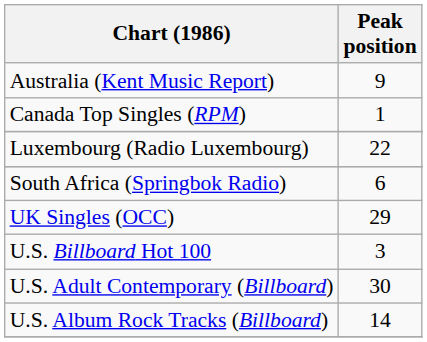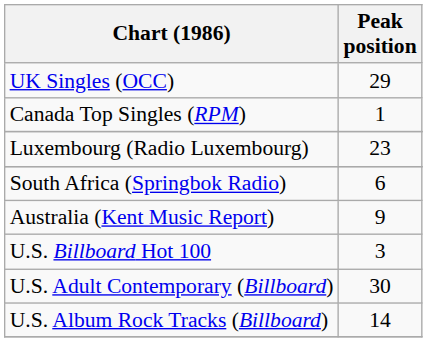rows swapped: (142, 80) <-> (92, 217)
(380, 148) 22 -> (380, 148) 23
